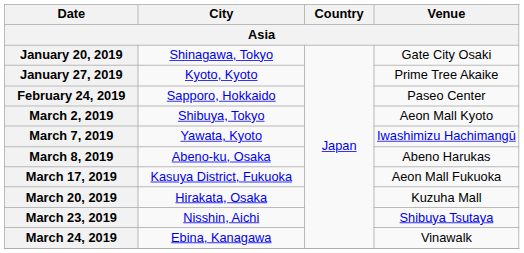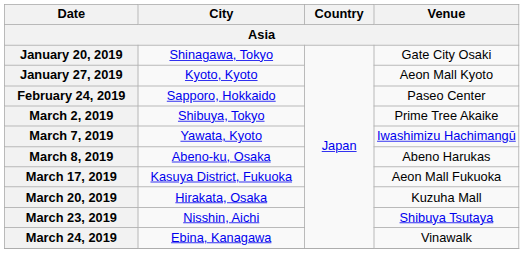(446, 75) Prime Tree Akaike -> (446, 75) Aeon Mall Kyoto
(446, 116) Aeon Mall Kyoto -> (446, 116) Prime Tree Akaike
